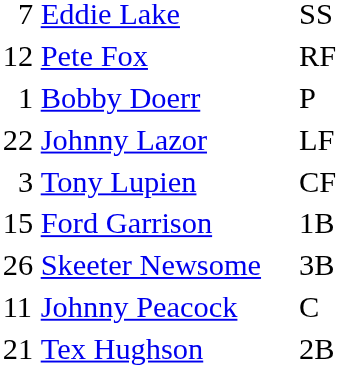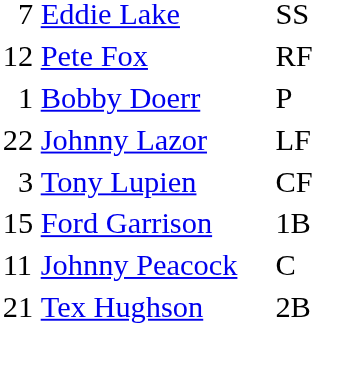- row: (166, 265)
